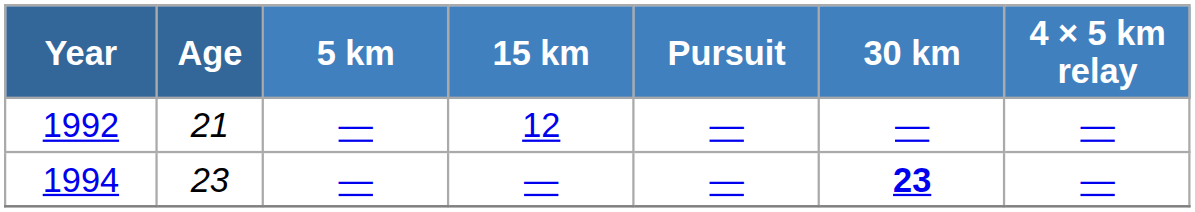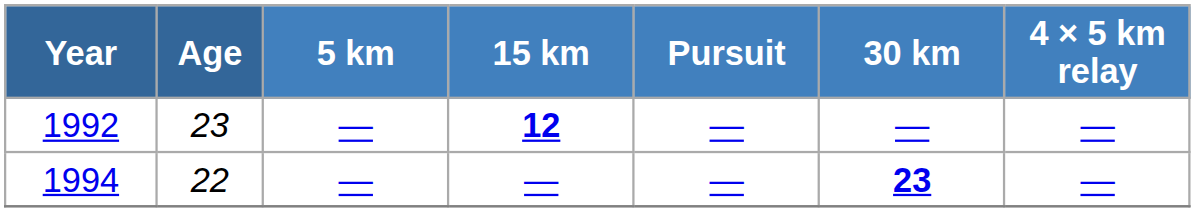(210, 125) 21 -> (210, 125) 23
(541, 125) normal -> (541, 125) bold
(210, 180) 23 -> (210, 180) 22
